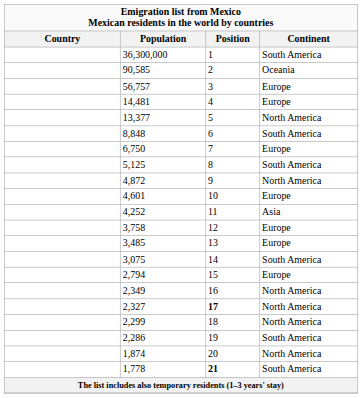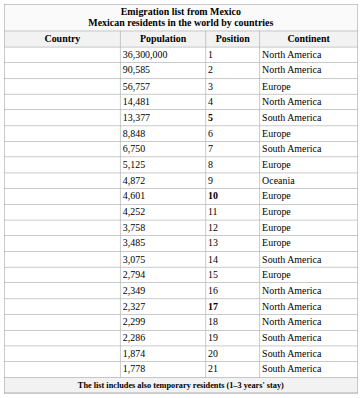(292, 54) South America -> (292, 54) North America
(278, 70) Oceania -> (292, 70) North America
(276, 102) Europe -> (292, 102) North America
(210, 117) normal -> (210, 117) bold
(292, 117) North America -> (292, 117) South America
(292, 133) South America -> (276, 133) Europe
(276, 149) Europe -> (292, 149) South America
(292, 165) South America -> (276, 165) Europe
(292, 180) North America -> (278, 180) Oceania
(213, 196) normal -> (213, 196) bold
(271, 212) Asia -> (276, 212) Europe
(292, 353) North America -> (292, 353) South America
(213, 369) bold -> (213, 369) normal
